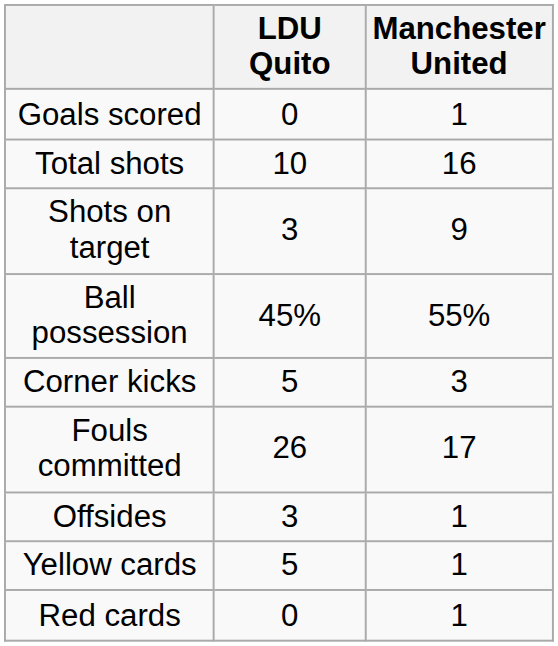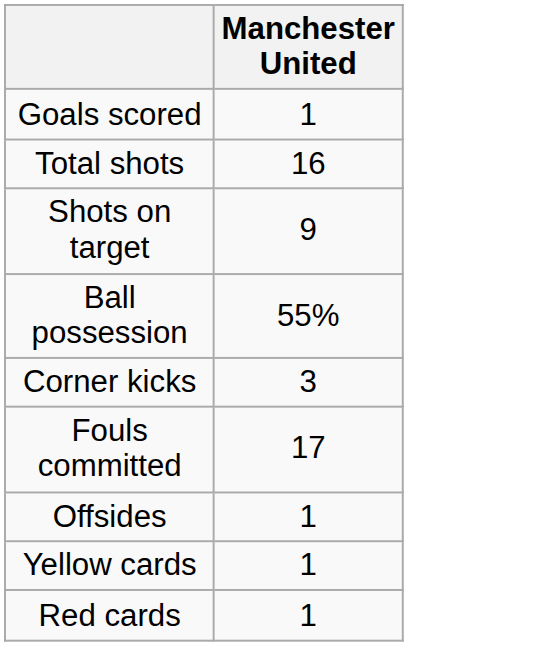- column: (290, 46)
